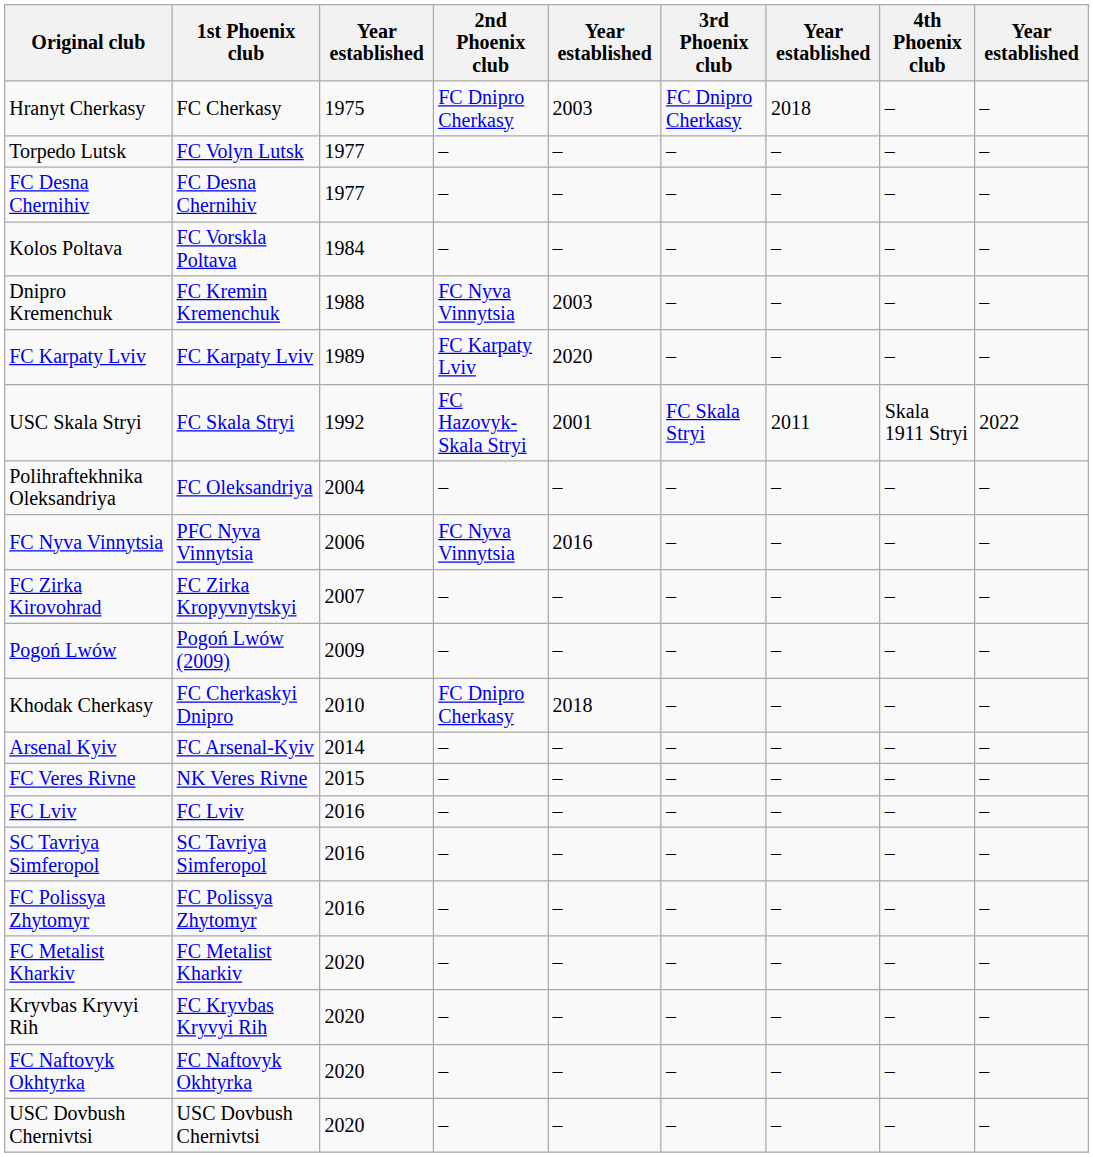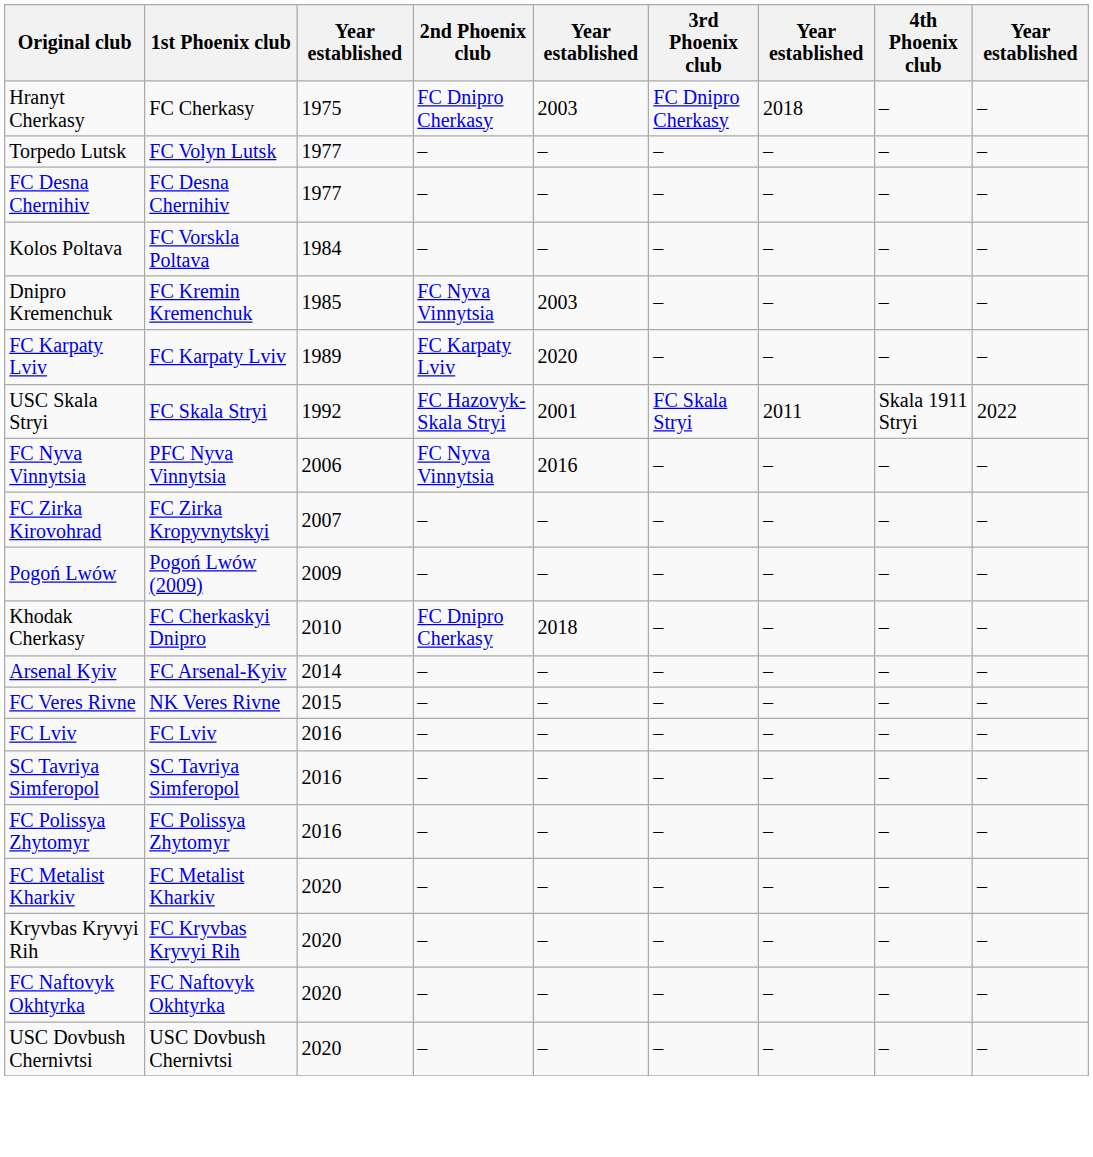(345, 302) 1988 -> (322, 302) 1985
- row: (76, 487)
